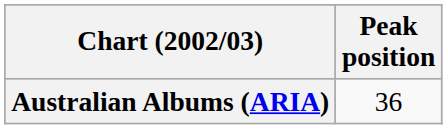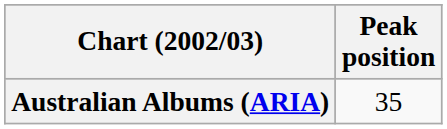(389, 100) 36 -> (389, 100) 35
